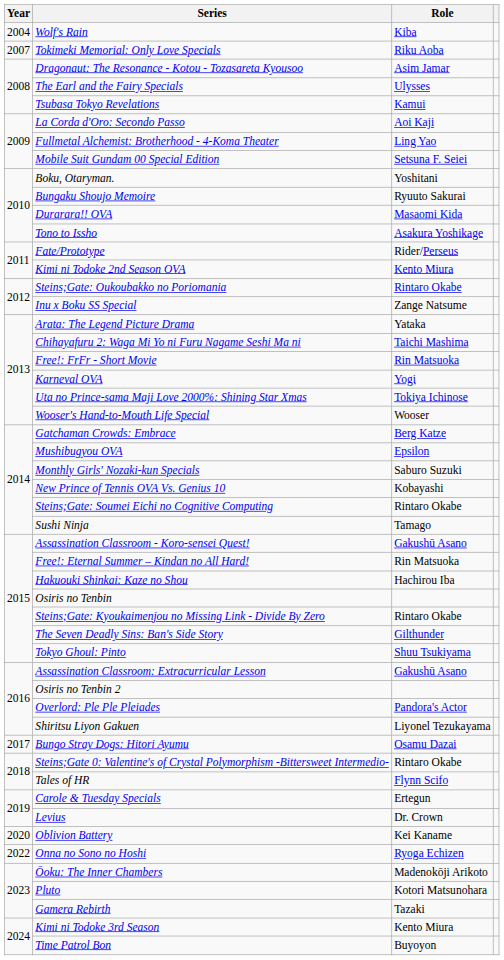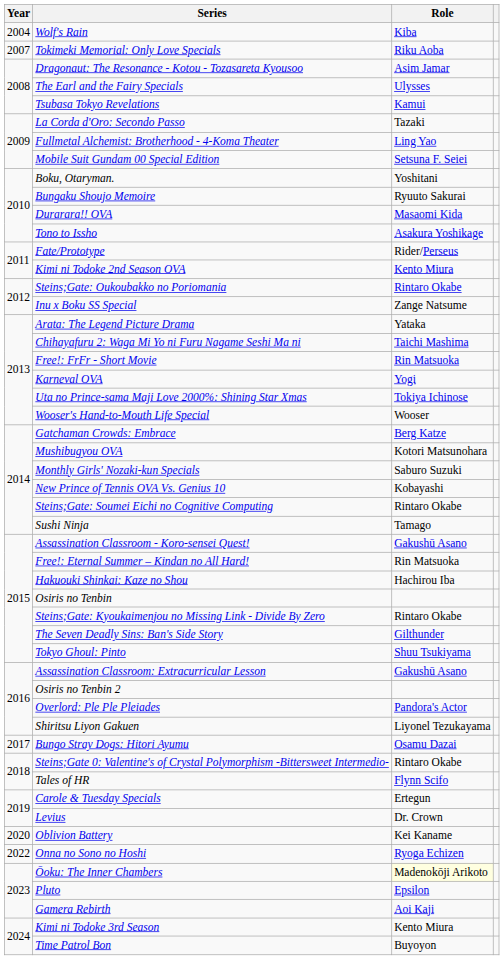(414, 123) Aoi Kaji -> (409, 123) Tazaki
(412, 452) Epsilon -> (441, 452) Kotori Matsunohara
(441, 872) no background -> (441, 872) lightyellow background
(441, 890) Kotori Matsunohara -> (412, 890) Epsilon
(409, 908) Tazaki -> (414, 908) Aoi Kaji
